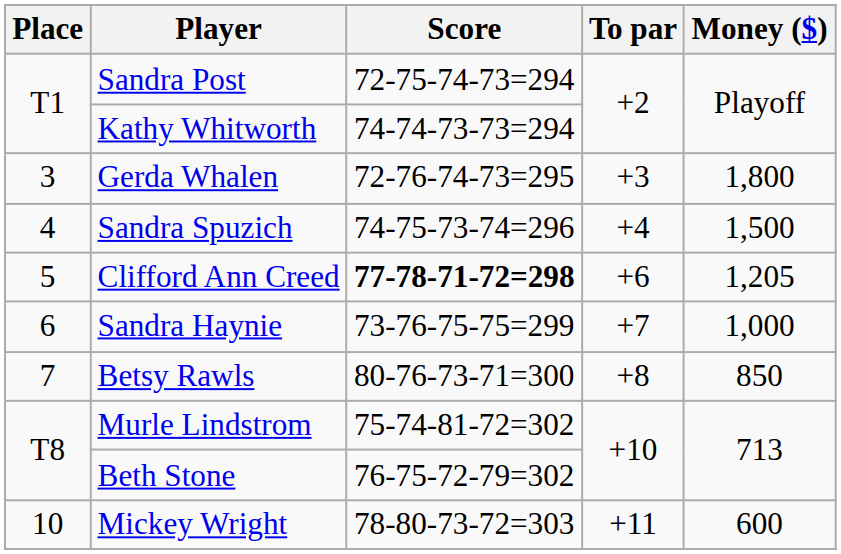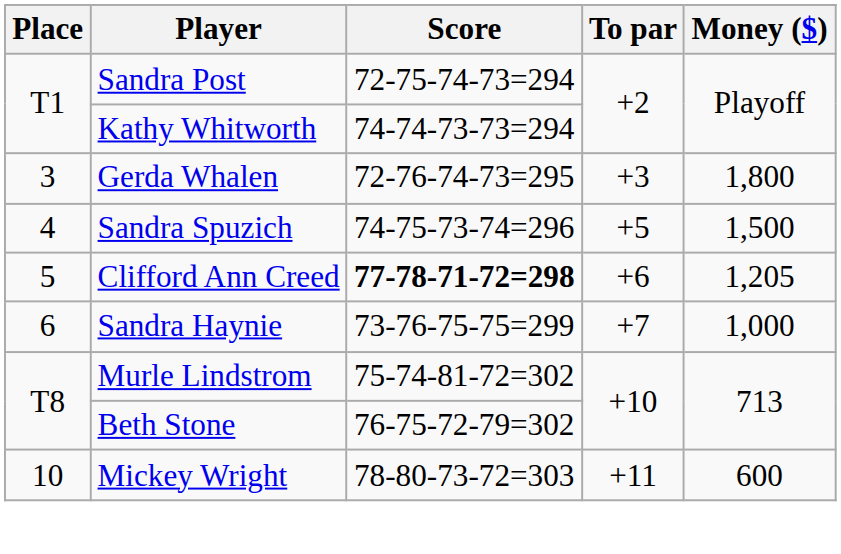(633, 227) +4 -> (633, 227) +5
- row: (176, 375)
